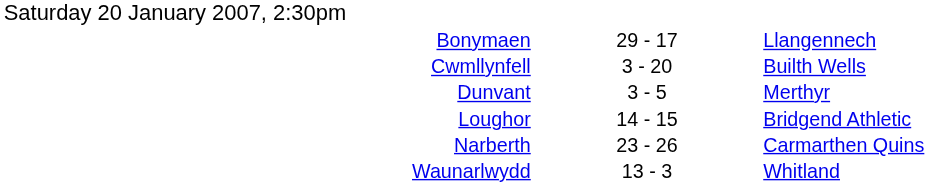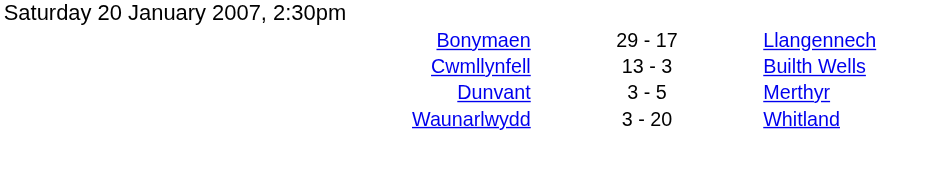(647, 67) 3 - 20 -> (647, 67) 13 - 3
- row: (495, 119)
- row: (492, 145)
(647, 171) 13 - 3 -> (647, 119) 3 - 20
